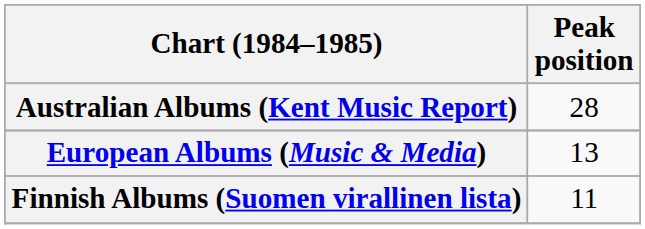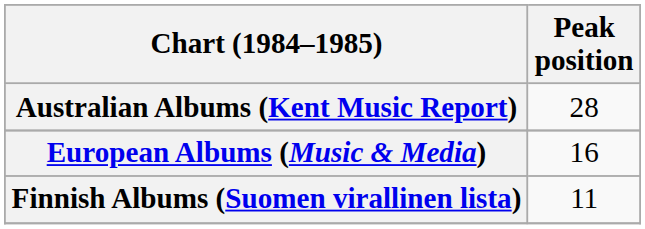(584, 152) 13 -> (584, 152) 16
